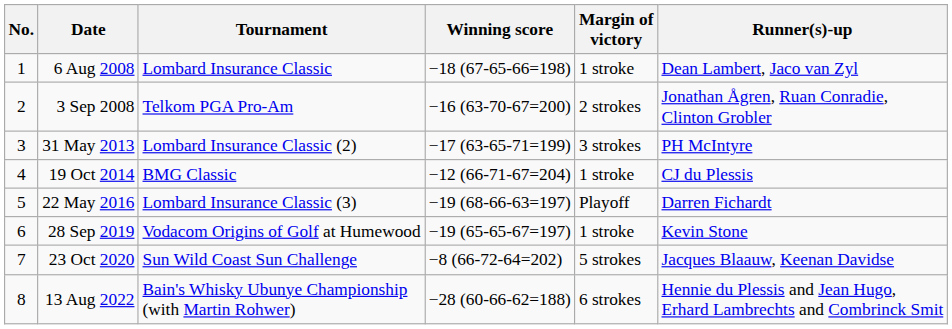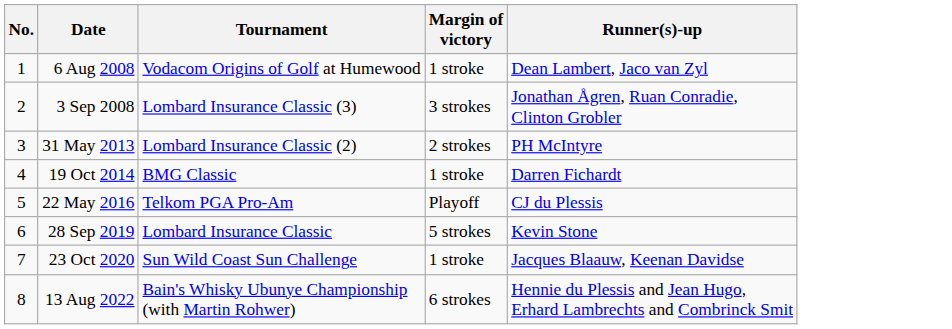- column: (500, 29)
(237, 68) Lombard Insurance Classic -> (282, 68) Vodacom Origins of Golf at Humewood
(218, 106) Telkom PGA Pro-Am -> (250, 106) Lombard Insurance Classic (3)
(610, 106) 2 strokes -> (460, 106) 3 strokes
(610, 145) 3 strokes -> (460, 145) 2 strokes
(707, 174) CJ du Plessis -> (566, 174) Darren Fichardt
(250, 202) Lombard Insurance Classic (3) -> (218, 202) Telkom PGA Pro-Am
(717, 202) Darren Fichardt -> (557, 202) CJ du Plessis
(282, 231) Vodacom Origins of Golf at Humewood -> (237, 231) Lombard Insurance Classic
(607, 231) 1 stroke -> (460, 231) 5 strokes
(610, 260) 5 strokes -> (456, 260) 1 stroke
